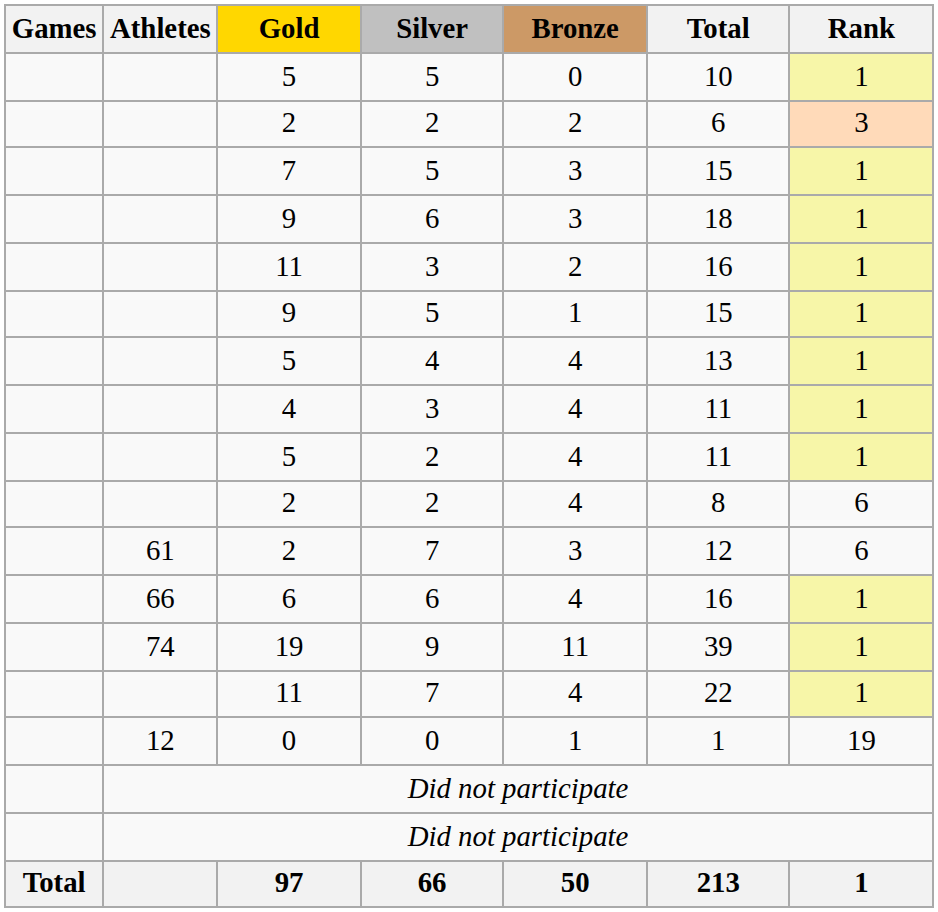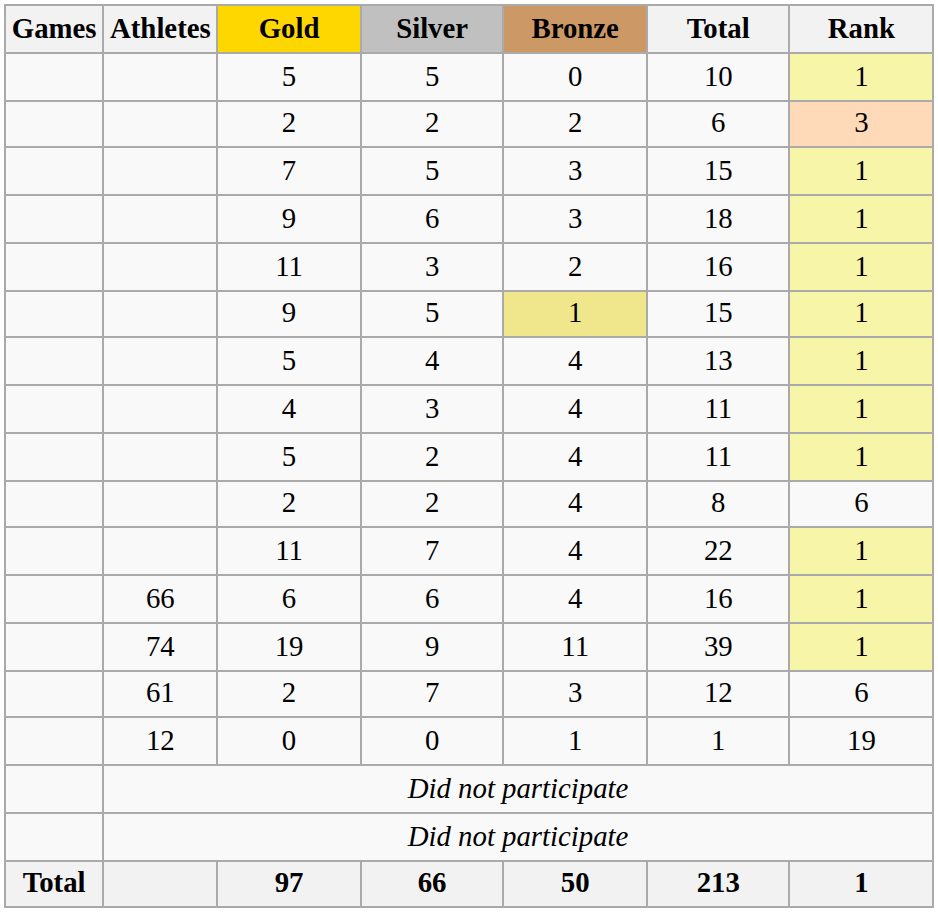(575, 313) no background -> (575, 313) khaki background
rows swapped: (289, 693) <-> (289, 551)
